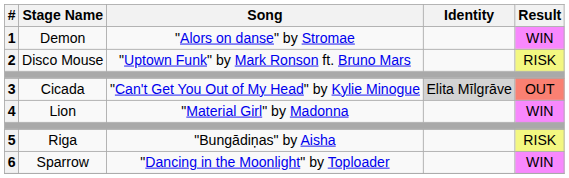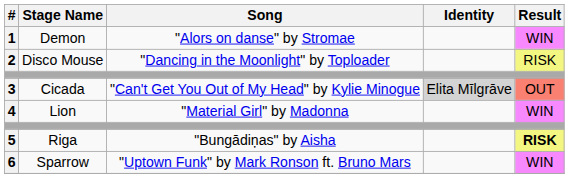(265, 60) "Uptown Funk" by Mark Ronson ft. Bruno Mars -> (265, 60) "Dancing in the Moonlight" by Toploader
(540, 140) normal -> (540, 140) bold
(265, 162) "Dancing in the Moonlight" by Toploader -> (265, 162) "Uptown Funk" by Mark Ronson ft. Bruno Mars
